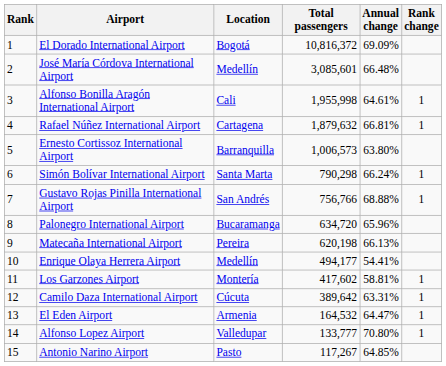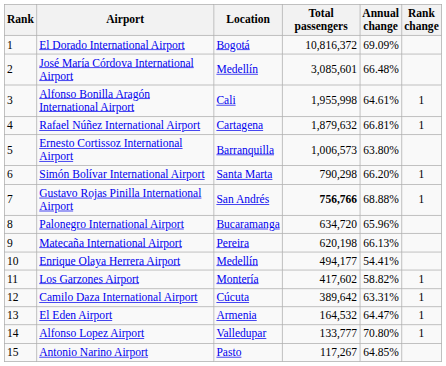(381, 175) 66.24% -> (381, 175) 66.20%
(338, 199) normal -> (338, 199) bold
(381, 279) 58.81% -> (381, 279) 58.82%
